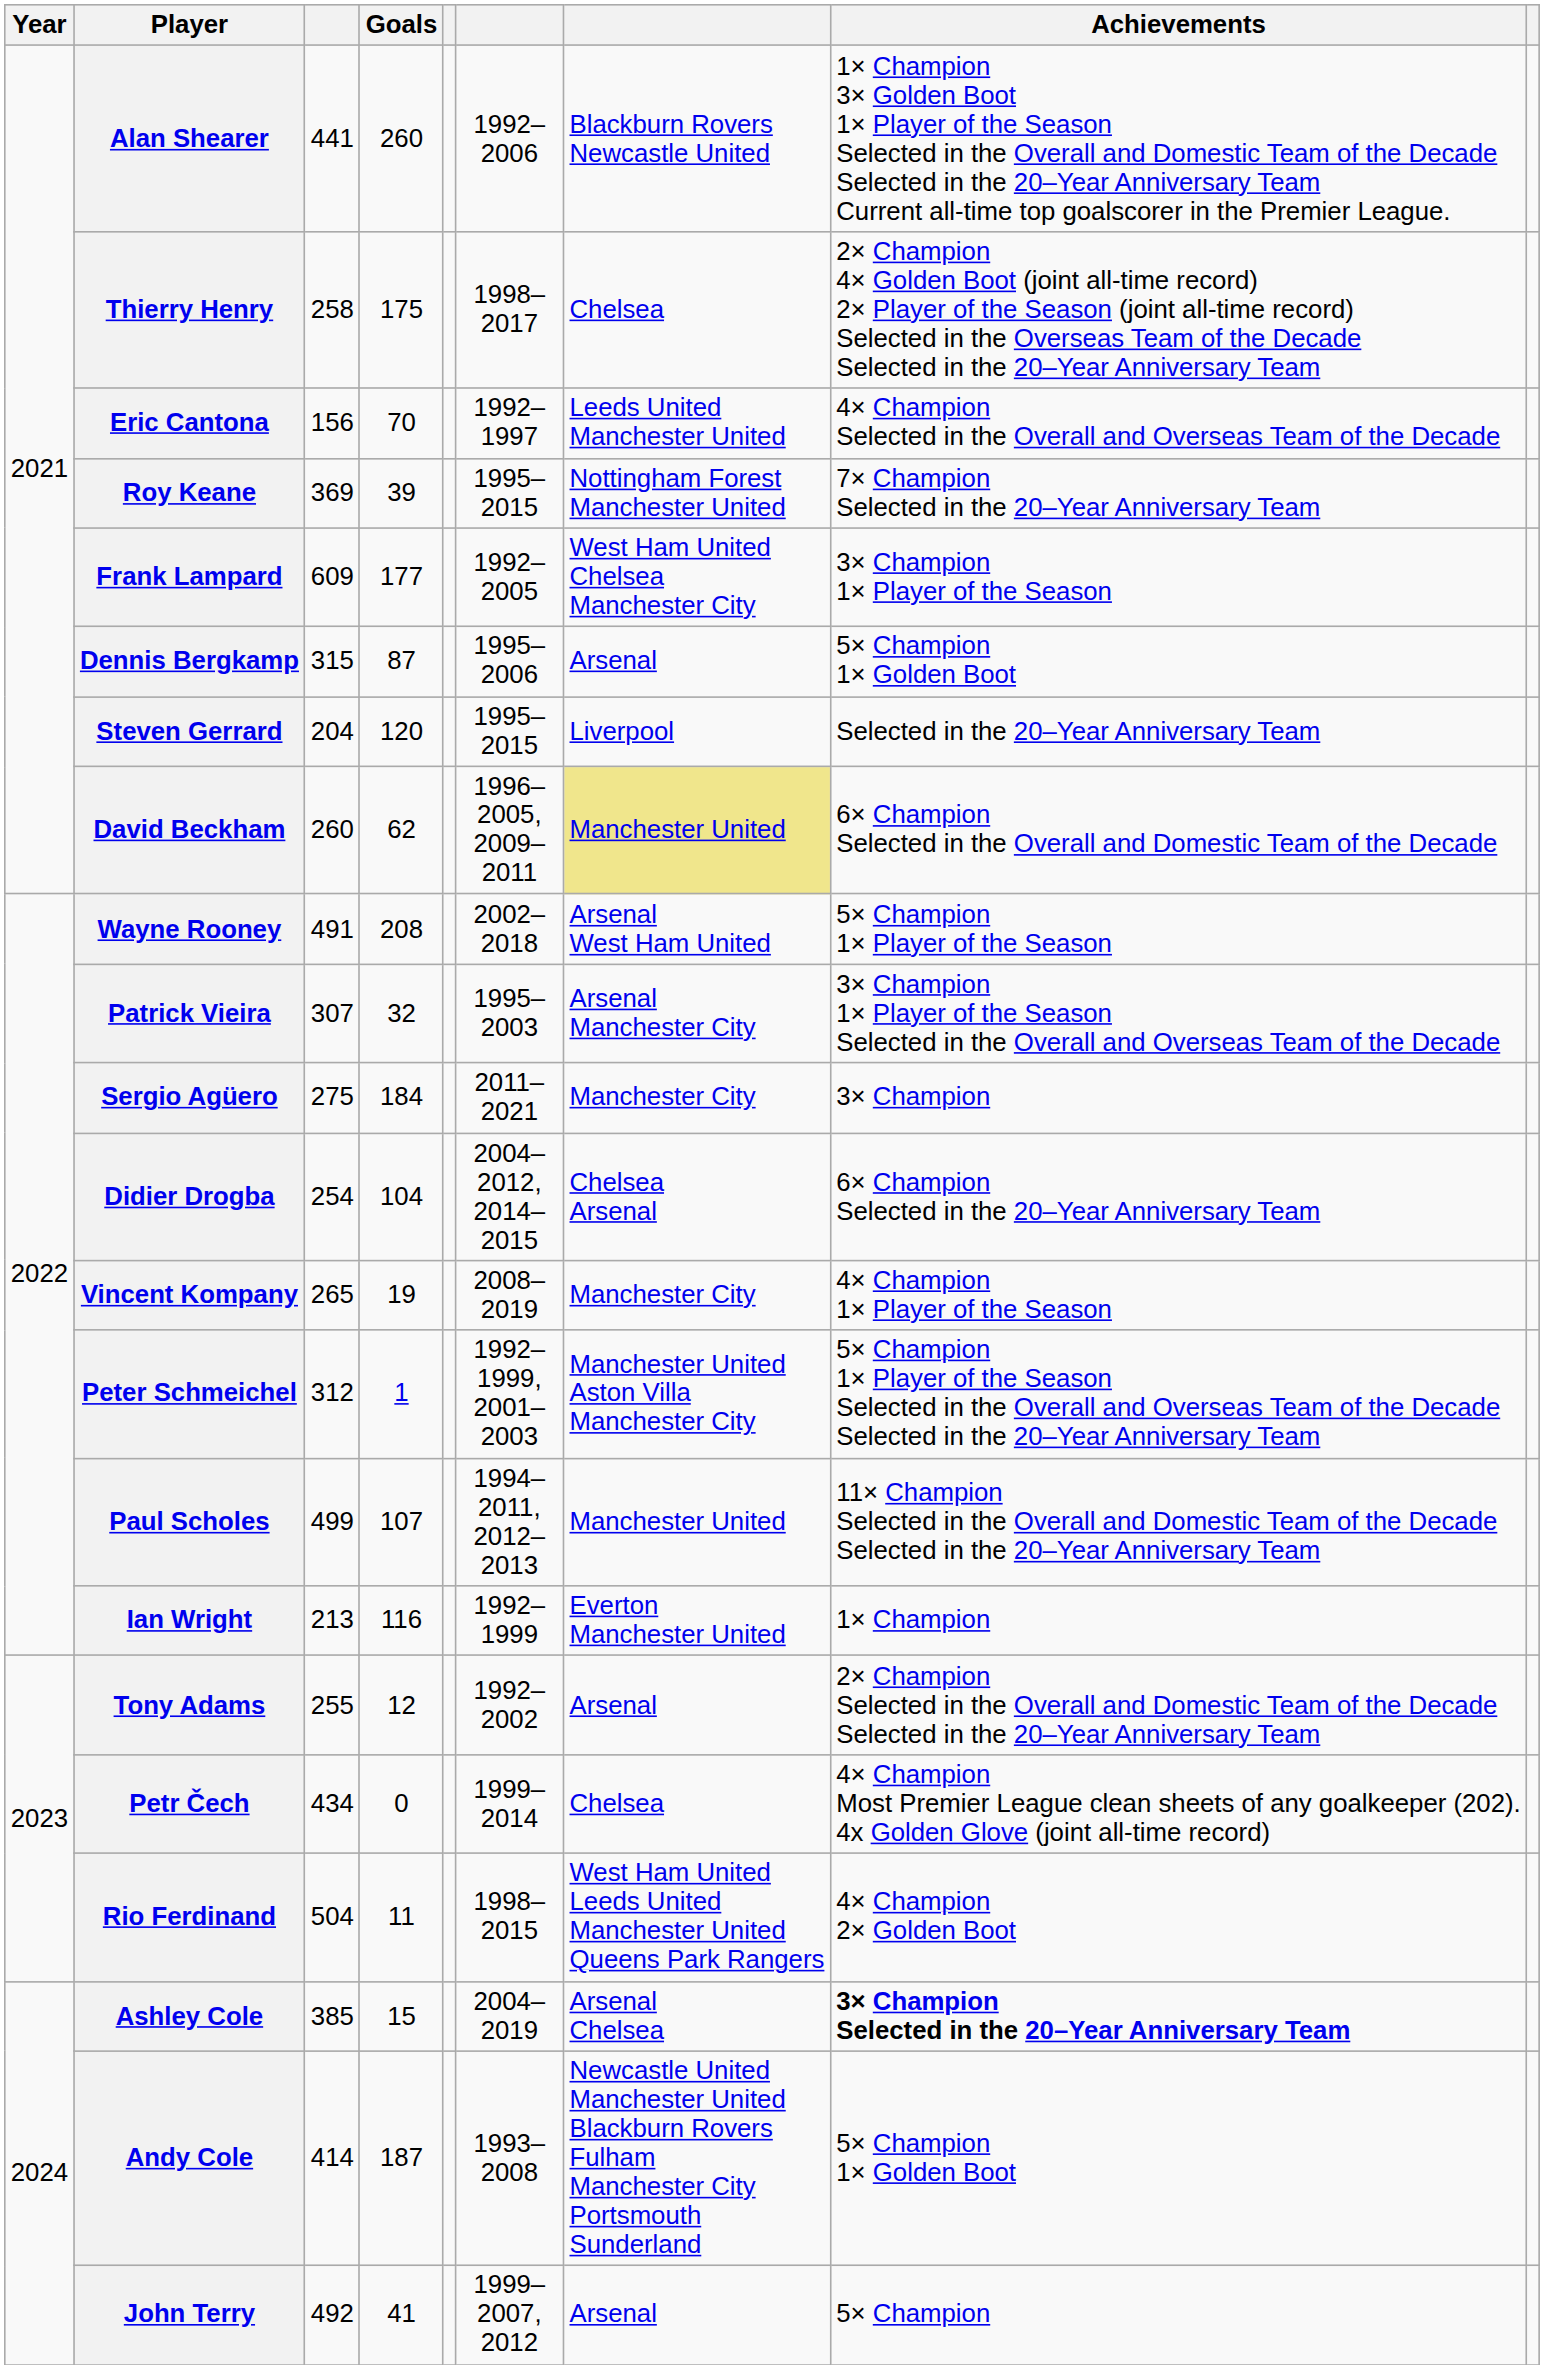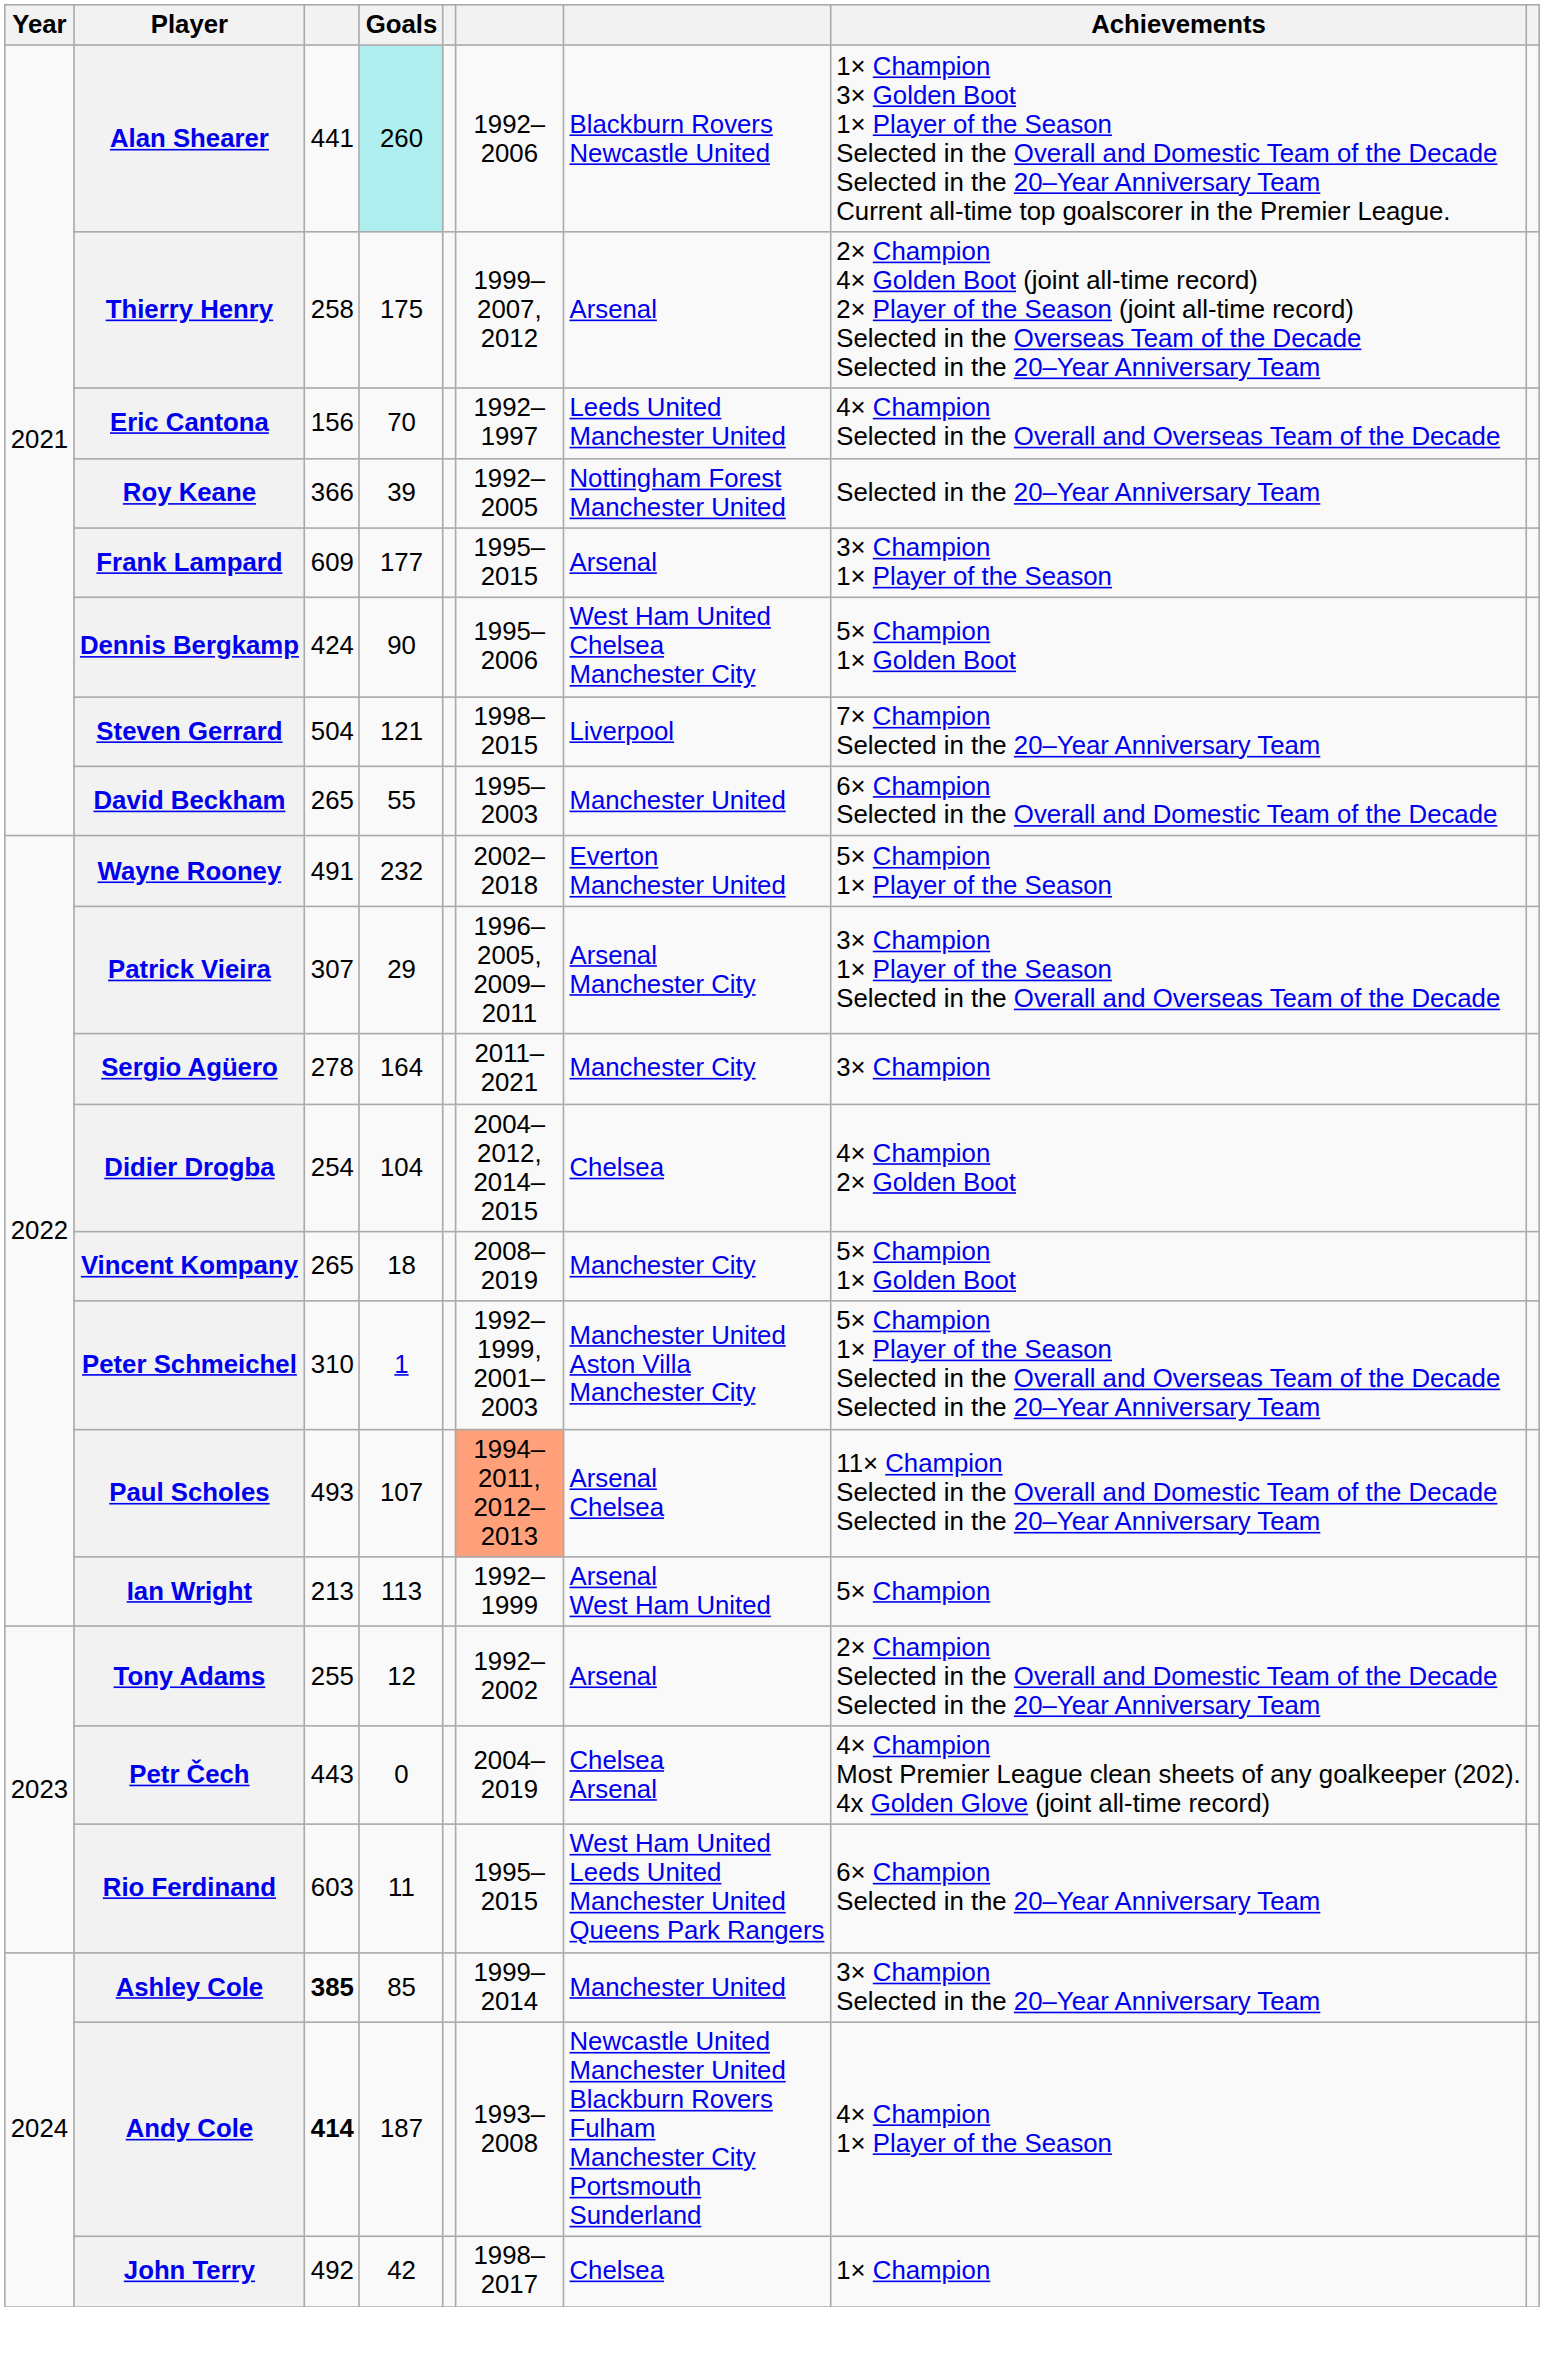(401, 138) no background -> (401, 138) paleturquoise background
(509, 309) 1998–2017 -> (509, 309) 1999–2007, 2012
(617, 309) Chelsea -> (613, 309) Arsenal
(332, 492) 369 -> (332, 492) 366
(509, 492) 1995–2015 -> (509, 492) 1992–2005
(1078, 492) 7× Champion Selected in the 20–Year Anniversary Team -> (1078, 492) Selected in the 20–Year Anniversary Team
(509, 576) 1992–2005 -> (509, 562) 1995–2015
(670, 576) West Ham United Chelsea Manchester City -> (613, 562) Arsenal
(332, 661) 315 -> (332, 646) 424
(401, 661) 87 -> (401, 646) 90
(613, 661) Arsenal -> (670, 646) West Ham United Chelsea Manchester City
(332, 731) 204 -> (332, 731) 504
(401, 731) 120 -> (401, 731) 121
(509, 731) 1995–2015 -> (509, 731) 1998–2015
(1078, 731) Selected in the 20–Year Anniversary Team -> (1078, 731) 7× Champion Selected in the 20–Year Anniversary Team
(332, 829) 260 -> (332, 800) 265
(401, 829) 62 -> (401, 800) 55
(509, 829) 1996–2005, 2009–2011 -> (509, 800) 1995–2003
(678, 829) khaki background -> (678, 800) no background
(401, 928) 208 -> (401, 870) 232
(670, 928) Arsenal West Ham United -> (678, 870) Everton Manchester United
(401, 1013) 32 -> (401, 969) 29
(509, 1013) 1995–2003 -> (509, 969) 1996–2005, 2009–2011
(332, 1097) 275 -> (332, 1068) 278
(401, 1097) 184 -> (401, 1068) 164
(617, 1196) Chelsea Arsenal -> (617, 1167) Chelsea
(1078, 1196) 6× Champion Selected in the 20–Year Anniversary Team -> (926, 1167) 4× Champion 2× Golden Boot
(401, 1295) 19 -> (401, 1266) 18
(974, 1295) 4× Champion 1× Player of the Season -> (926, 1266) 5× Champion 1× Golden Boot
(332, 1393) 312 -> (332, 1364) 310
(332, 1521) 499 -> (332, 1492) 493
(509, 1521) no background -> (509, 1492) lightsalmon background
(678, 1521) Manchester United -> (617, 1492) Arsenal Chelsea
(401, 1620) 116 -> (401, 1591) 113
(678, 1620) Everton Manchester United -> (670, 1591) Arsenal West Ham United
(913, 1620) 1× Champion -> (913, 1591) 5× Champion
(332, 1803) 434 -> (332, 1774) 443
(509, 1803) 1999–2014 -> (509, 1774) 2004–2019
(617, 1803) Chelsea -> (617, 1774) Chelsea Arsenal
(332, 1916) 504 -> (332, 1887) 603
(509, 1916) 1998–2015 -> (509, 1887) 1995–2015
(926, 1916) 4× Champion 2× Golden Boot -> (1078, 1887) 6× Champion Selected in the 20–Year Anniversary Team
(332, 2015) normal -> (332, 1986) bold
(401, 2015) 15 -> (401, 1986) 85
(509, 2015) 2004–2019 -> (509, 1986) 1999–2014
(617, 2015) Arsenal Chelsea -> (678, 1986) Manchester United
(1093, 2015) bold -> (1078, 1986) normal
(332, 2157) normal -> (332, 2128) bold
(926, 2157) 5× Champion 1× Golden Boot -> (974, 2128) 4× Champion 1× Player of the Season
(401, 2314) 41 -> (401, 2271) 42
(509, 2314) 1999–2007, 2012 -> (509, 2271) 1998–2017
(613, 2314) Arsenal -> (617, 2271) Chelsea
(913, 2314) 5× Champion -> (913, 2271) 1× Champion
